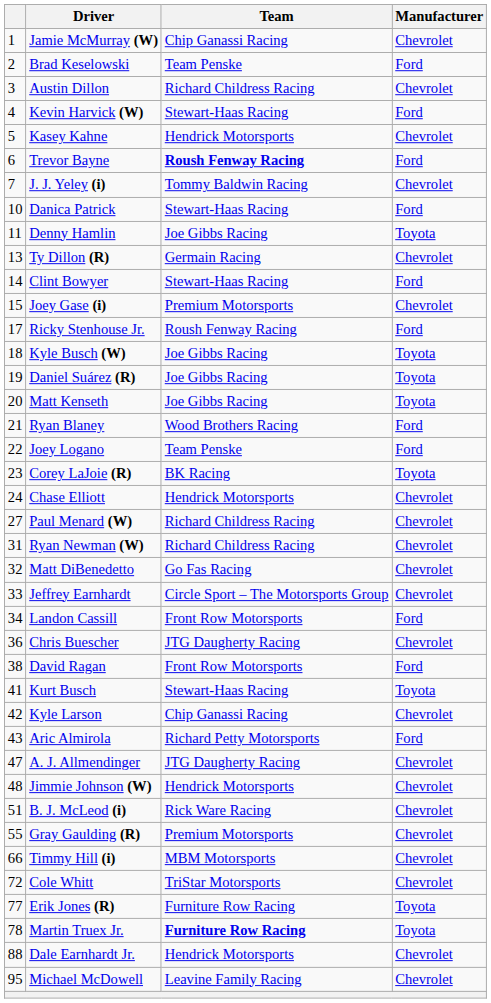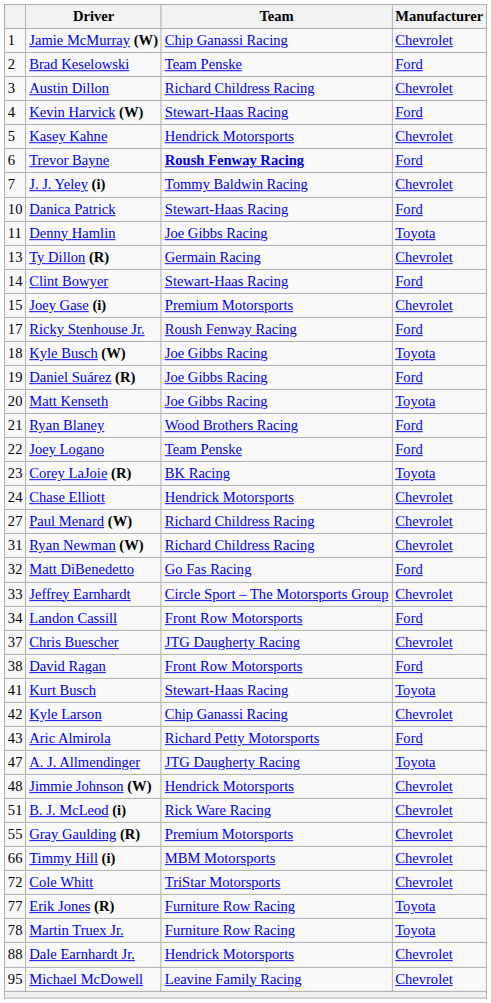(415, 377) Toyota -> (409, 377) Ford
(424, 570) Chevrolet -> (409, 570) Ford
(15, 642) 36 -> (15, 642) 37
(424, 762) Chevrolet -> (415, 762) Toyota
(235, 930) bold -> (230, 930) normal
